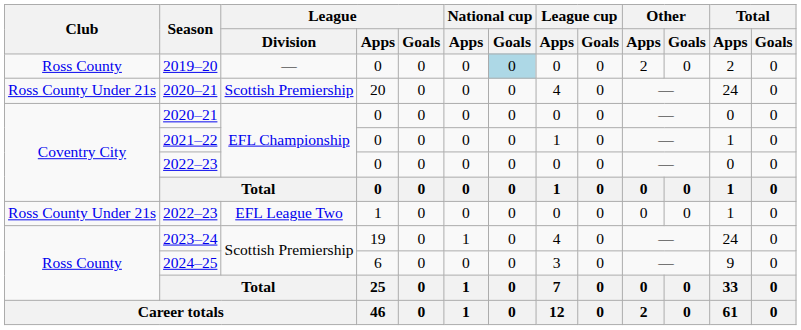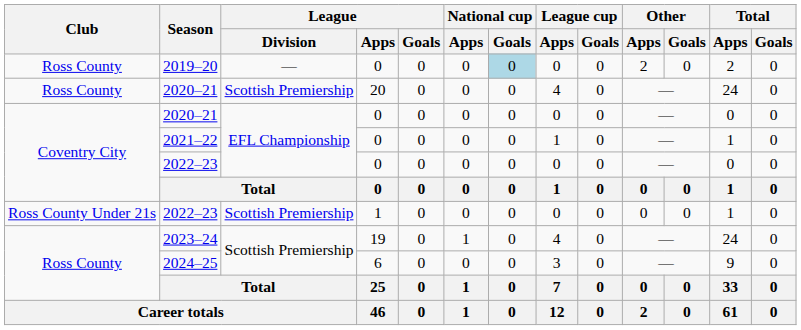(82, 90) Ross County Under 21s -> (82, 90) Ross County
(289, 213) EFL League Two -> (289, 213) Scottish Premiership
